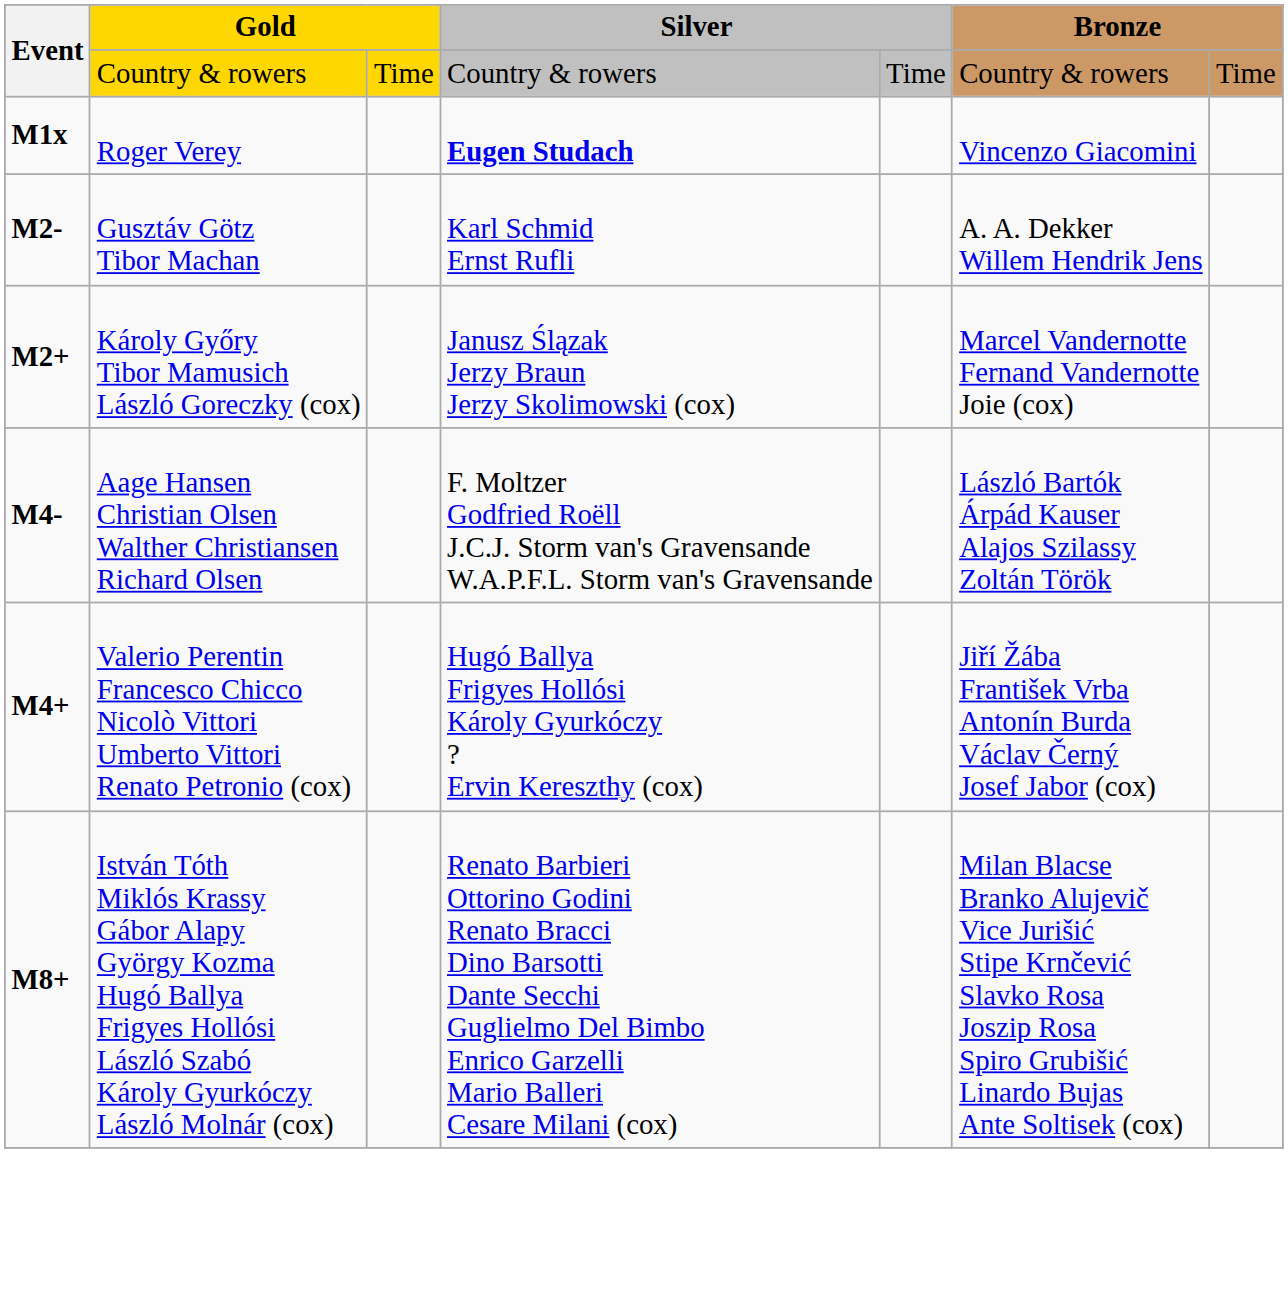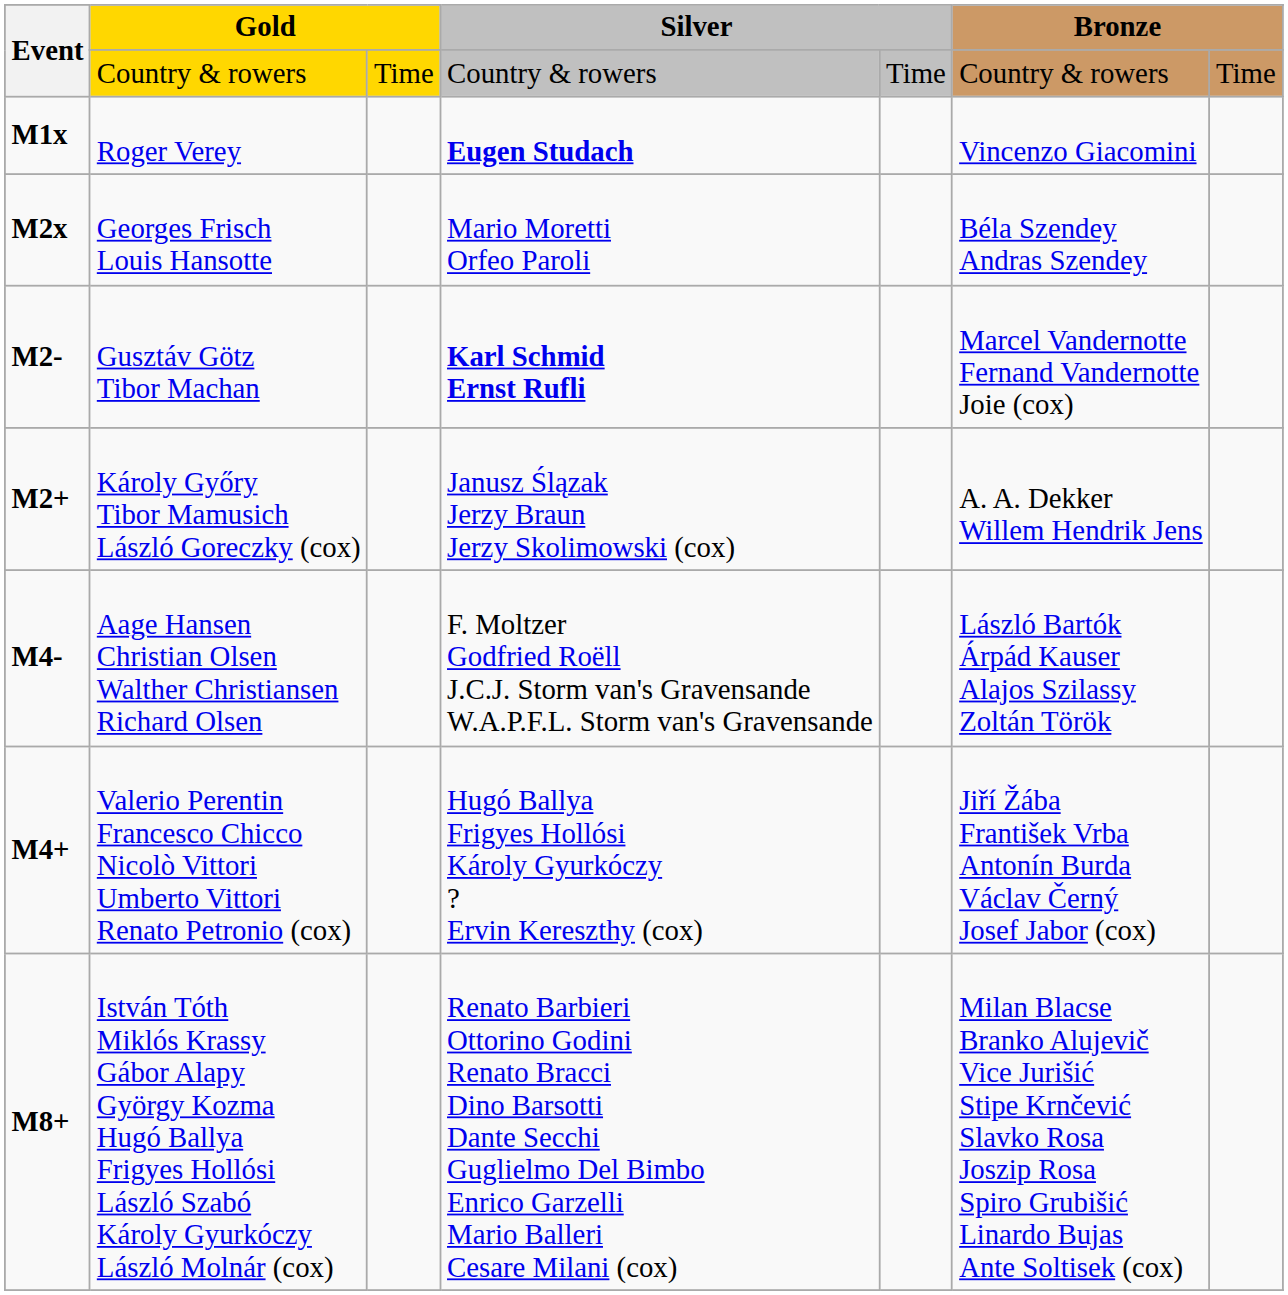+ row: (184, 245)
(520, 245) normal -> (526, 372) bold
(1081, 245) A. A. Dekker Willem Hendrik Jens -> (1079, 372) Marcel Vandernotte Fernand Vandernotte Joie (cox)
(1079, 372) Marcel Vandernotte Fernand Vandernotte Joie (cox) -> (1081, 514) A. A. Dekker Willem Hendrik Jens
